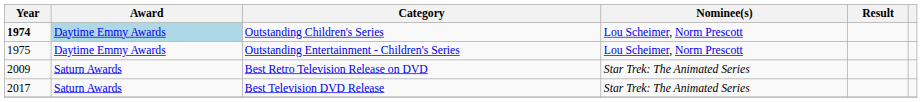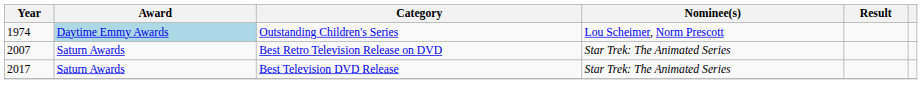(19, 32) bold -> (19, 32) normal
- row: (352, 50)
(19, 69) 2009 -> (19, 50) 2007
